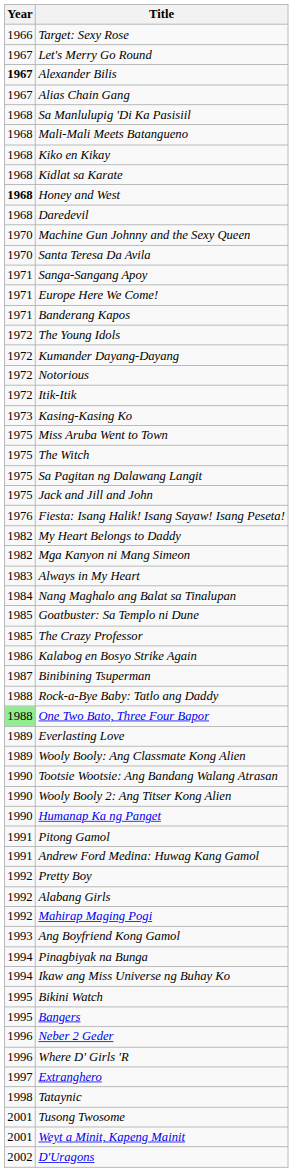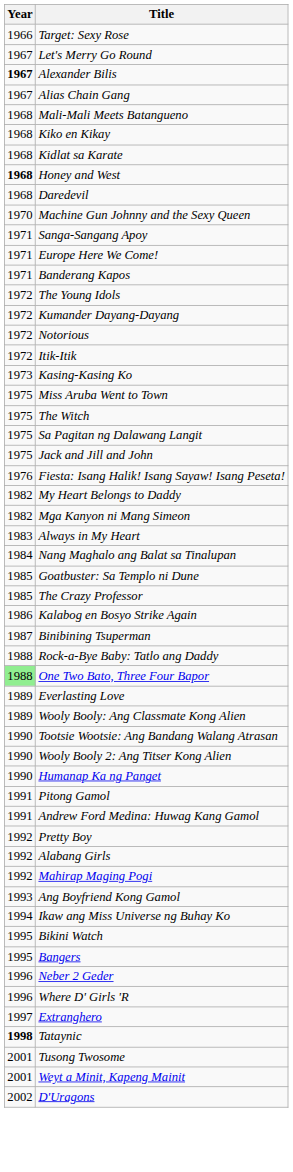- row: (115, 114)
- row: (95, 255)
- row: (93, 956)
(20, 1097) normal -> (20, 1036) bold
